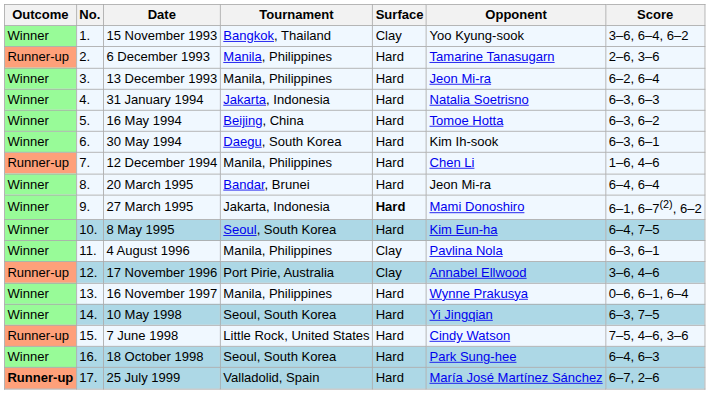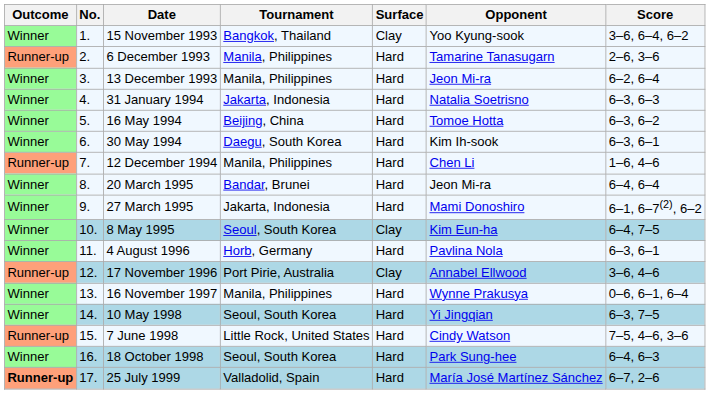(391, 206) bold -> (390, 206) normal
(390, 229) Hard -> (389, 229) Clay
(278, 250) Manila, Philippines -> (268, 250) Horb, Germany
(389, 250) Clay -> (390, 250) Hard
